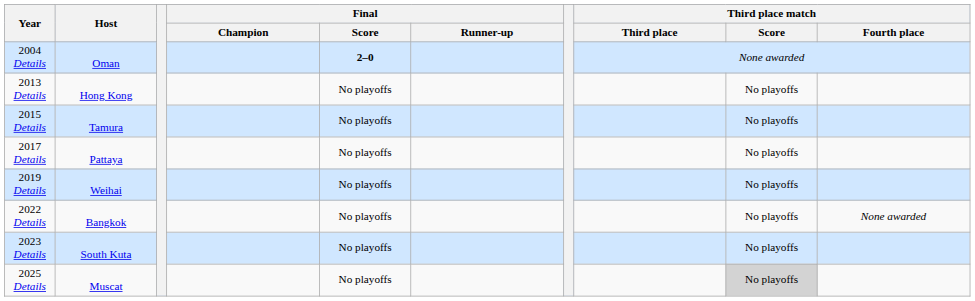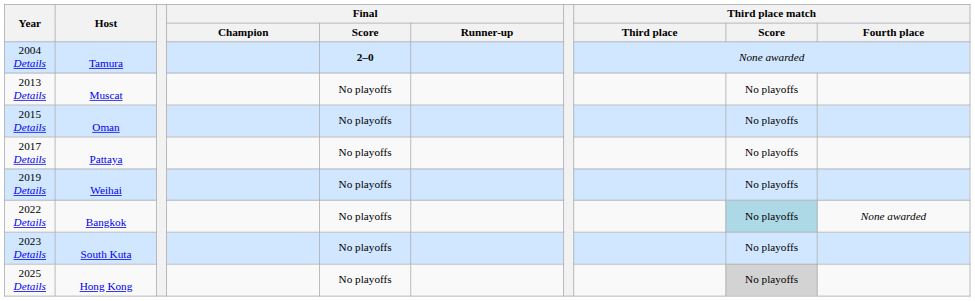(106, 64) Oman -> (106, 64) Tamura
(106, 96) Hong Kong -> (106, 96) Muscat
(106, 128) Tamura -> (106, 128) Oman
(772, 216) no background -> (772, 216) lightblue background
(106, 286) Muscat -> (106, 286) Hong Kong
